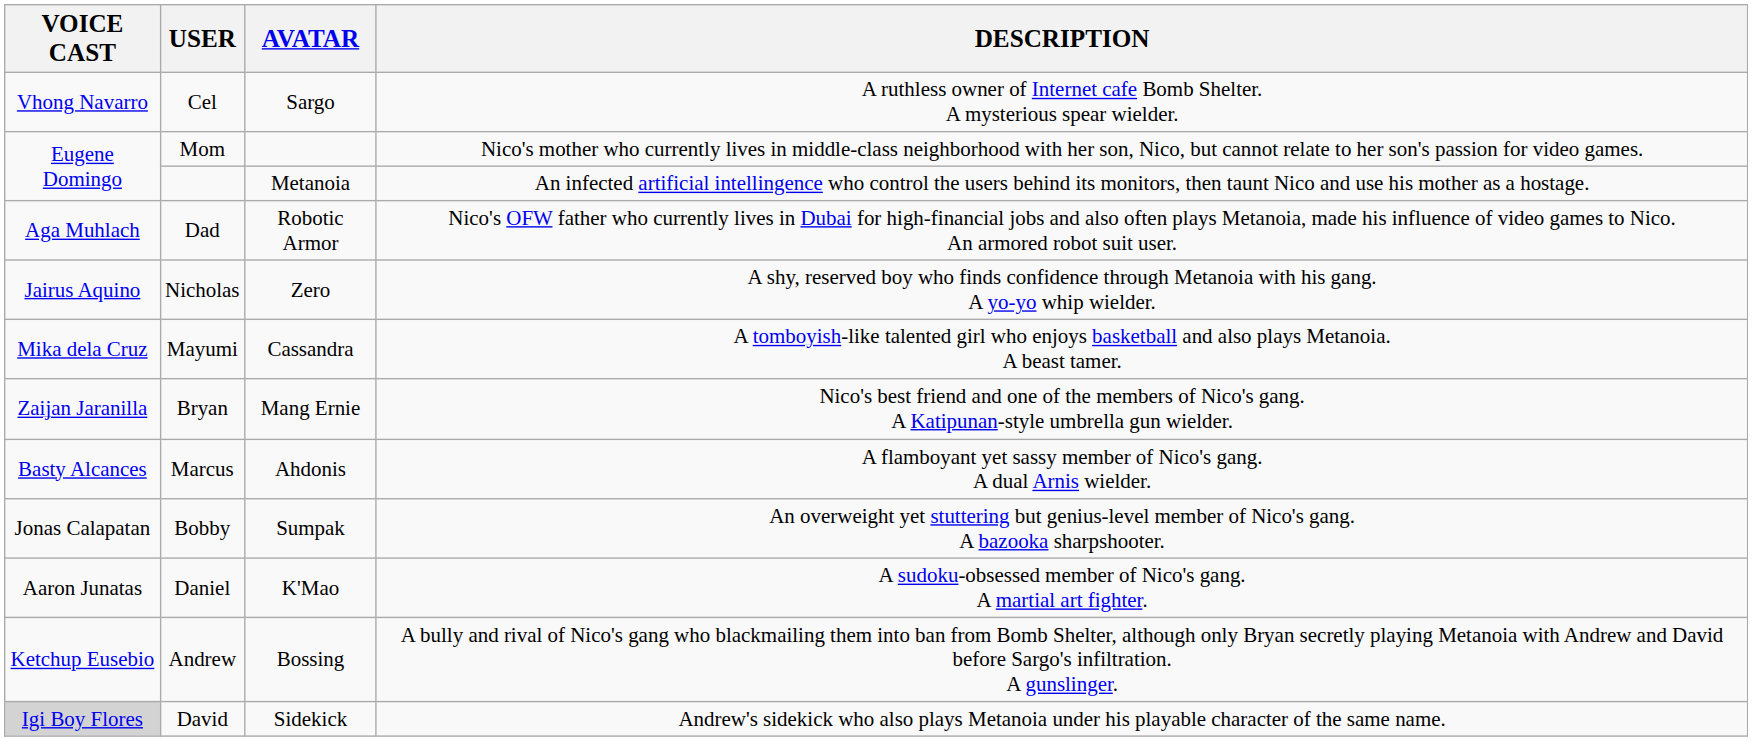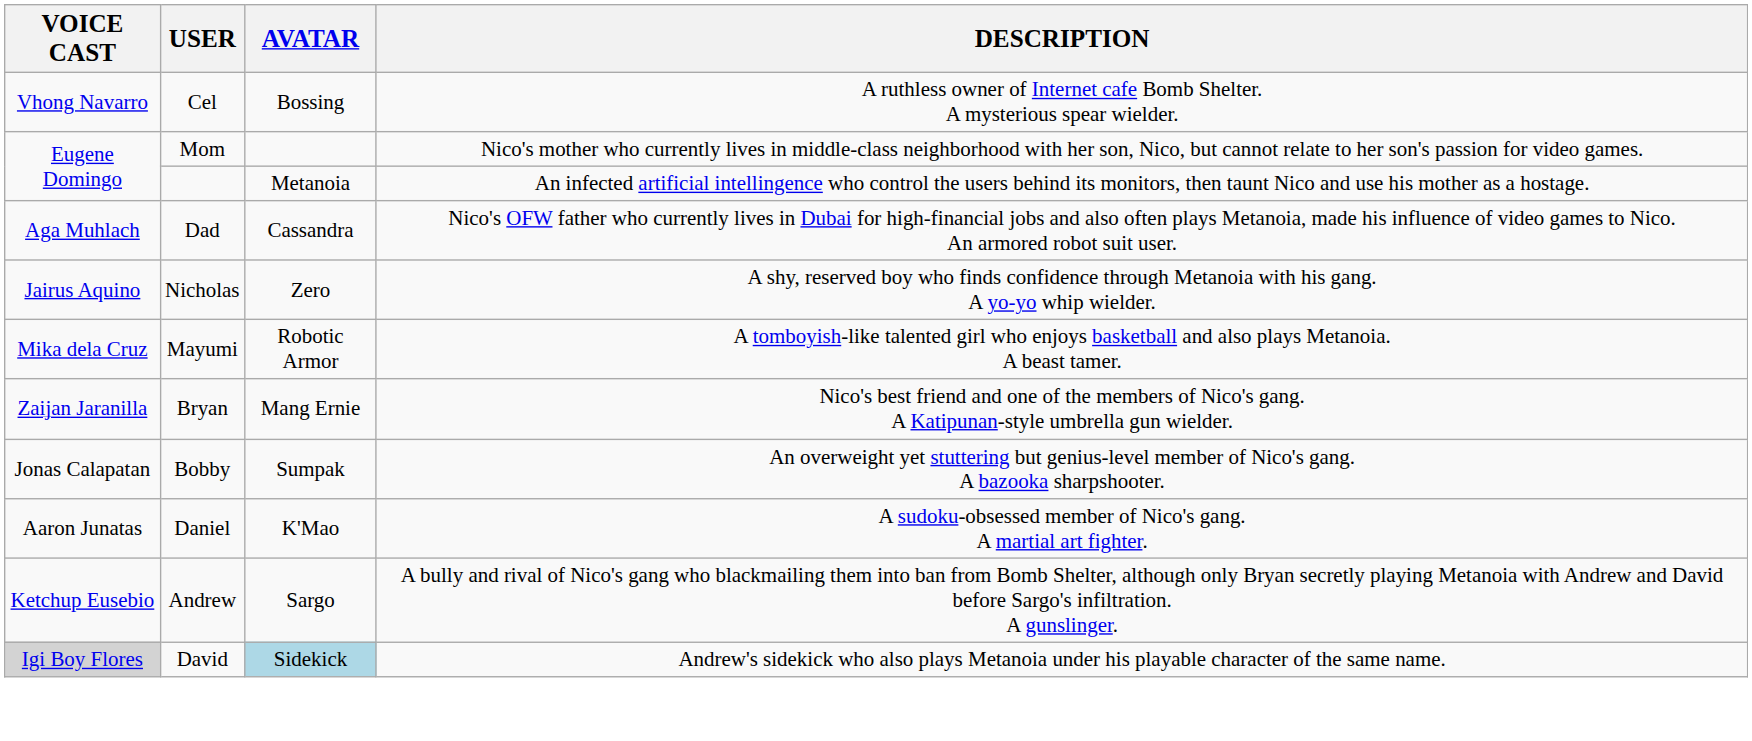(311, 101) Sargo -> (311, 101) Bossing
(310, 230) Robotic Armor -> (311, 230) Cassandra
(311, 349) Cassandra -> (310, 349) Robotic Armor
- row: (202, 468)
(311, 658) Bossing -> (311, 599) Sargo
(310, 718) no background -> (310, 658) lightblue background
